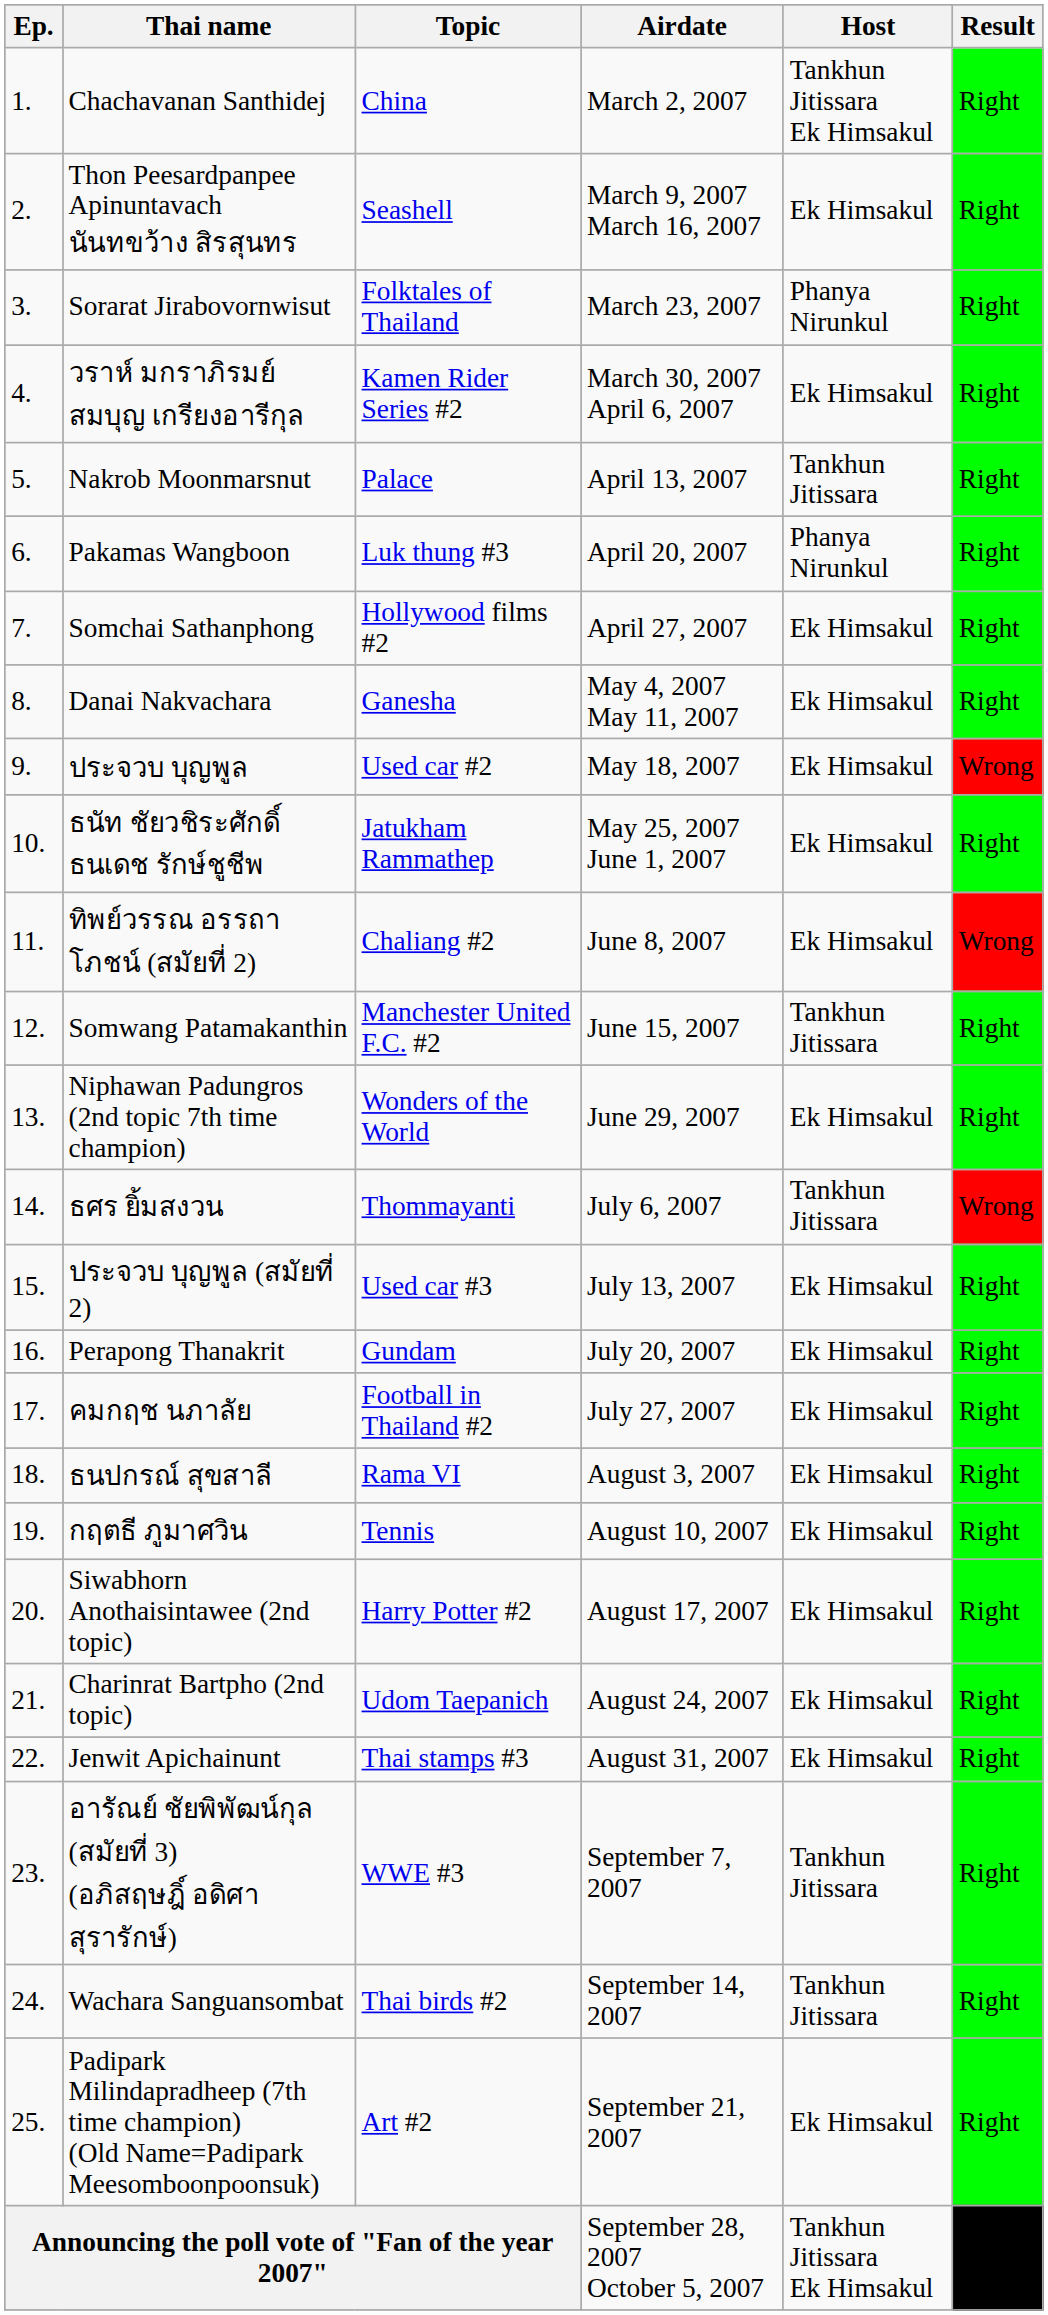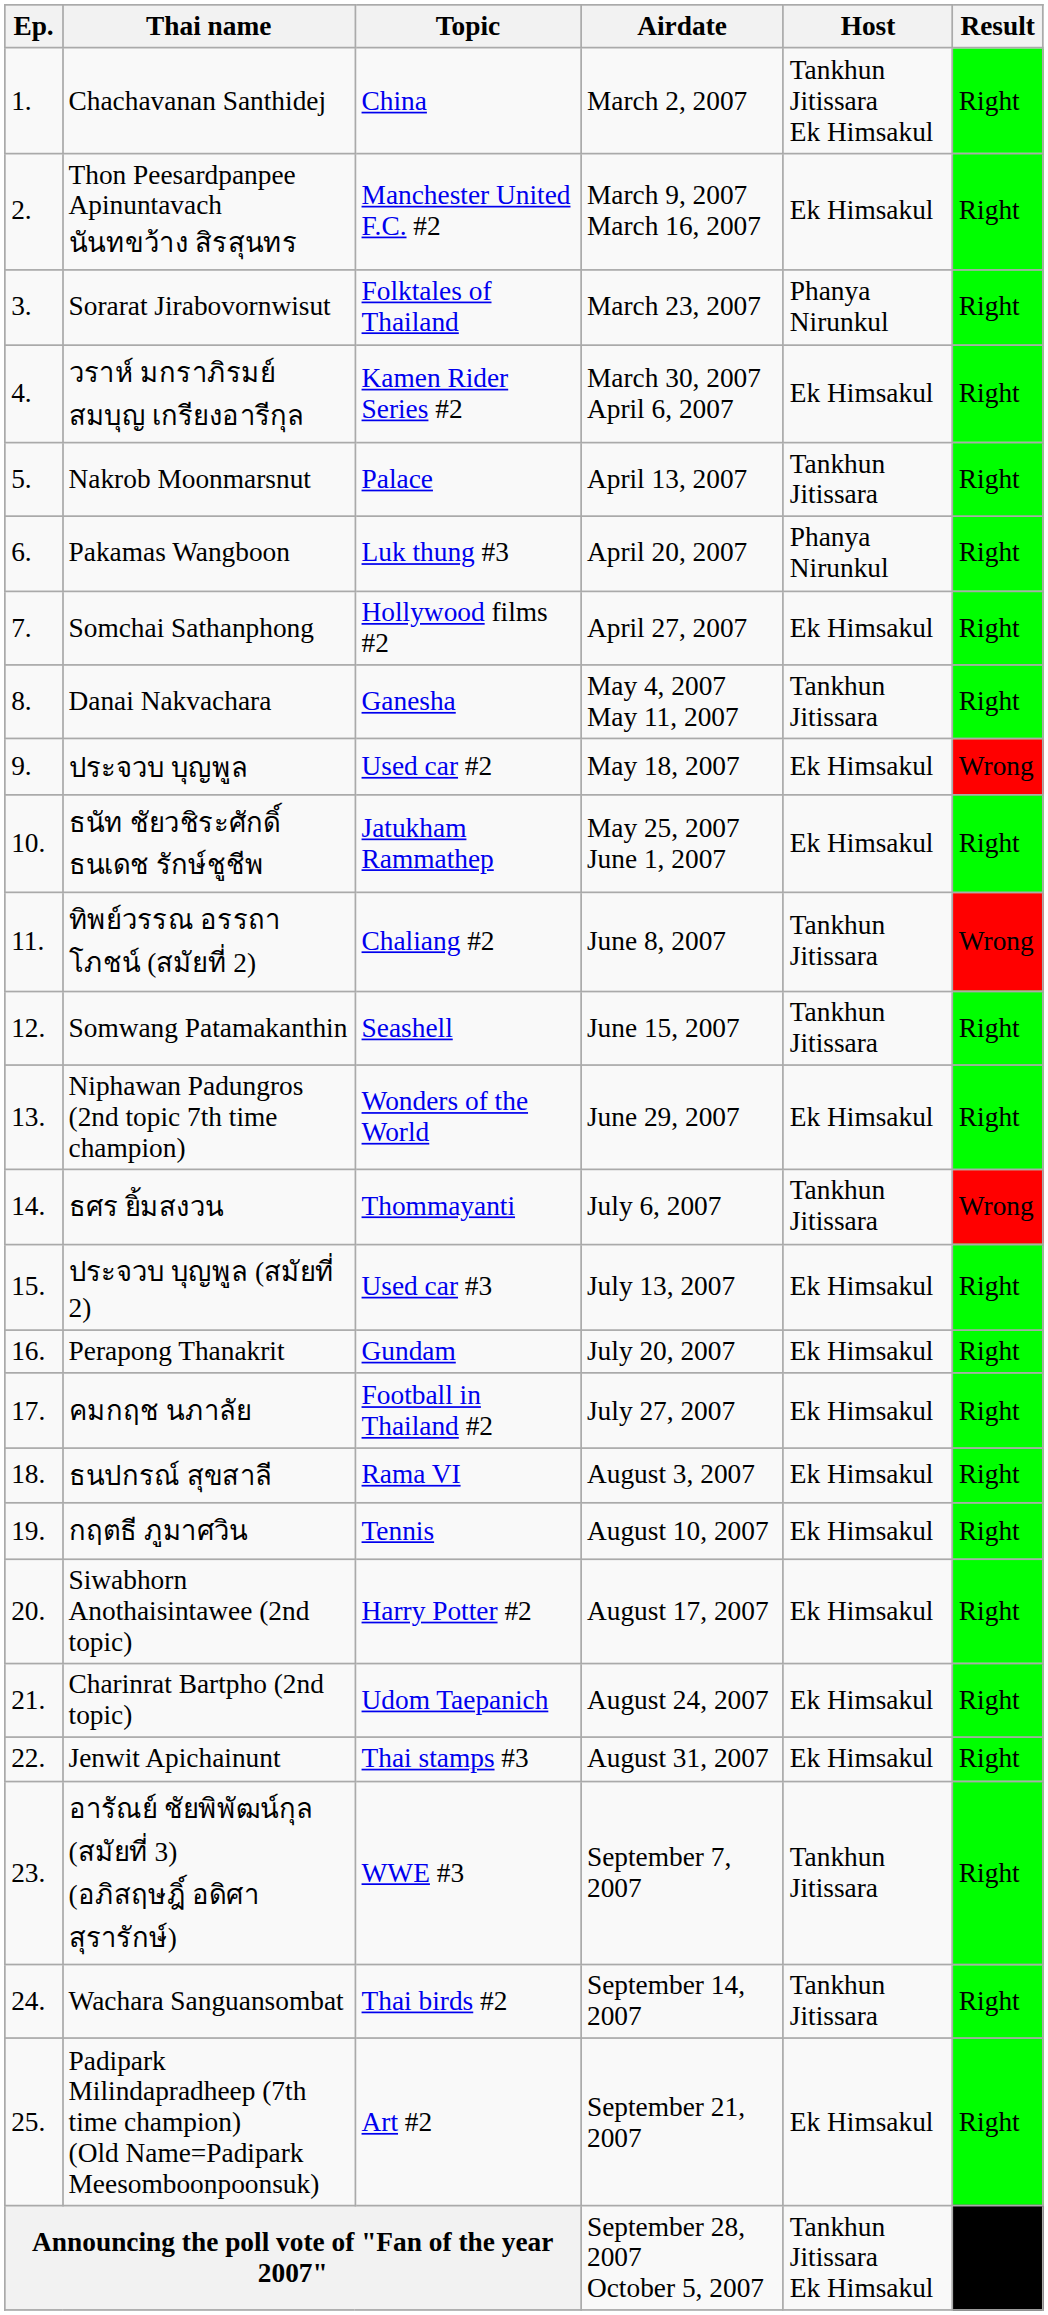(407, 211) Seashell -> (466, 211) Manchester United F.C. #2
(862, 701) Ek Himsakul -> (837, 701) Tankhun Jitissara
(862, 941) Ek Himsakul -> (837, 941) Tankhun Jitissara
(466, 1027) Manchester United F.C. #2 -> (407, 1027) Seashell
